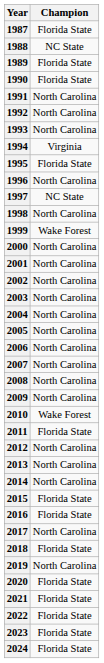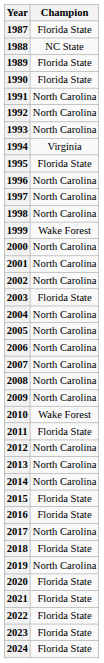(65, 197) NC State -> (65, 197) North Carolina
(65, 297) North Carolina -> (65, 297) Florida State
